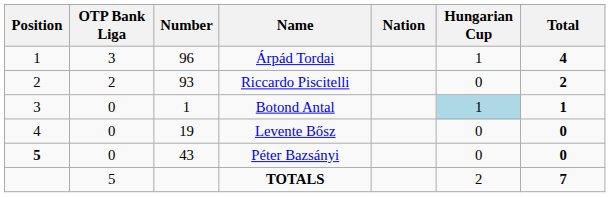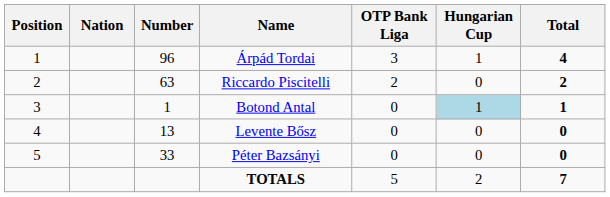columns swapped: (404, 25) <-> (112, 25)
(187, 82) 93 -> (167, 82) 63
(187, 131) 19 -> (167, 131) 13
(37, 155) bold -> (37, 155) normal
(187, 155) 43 -> (167, 155) 33
